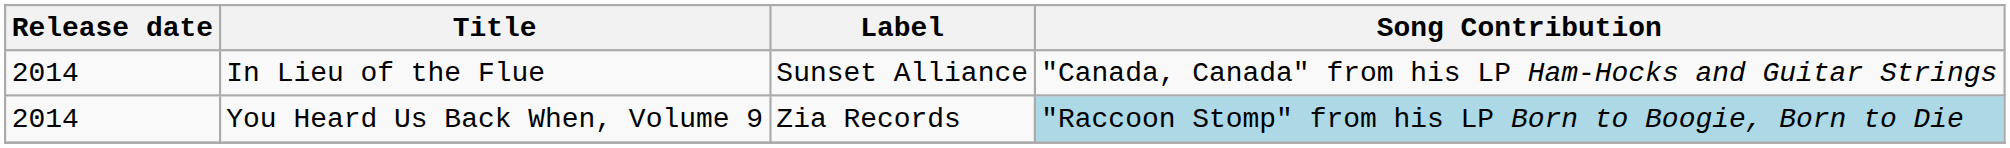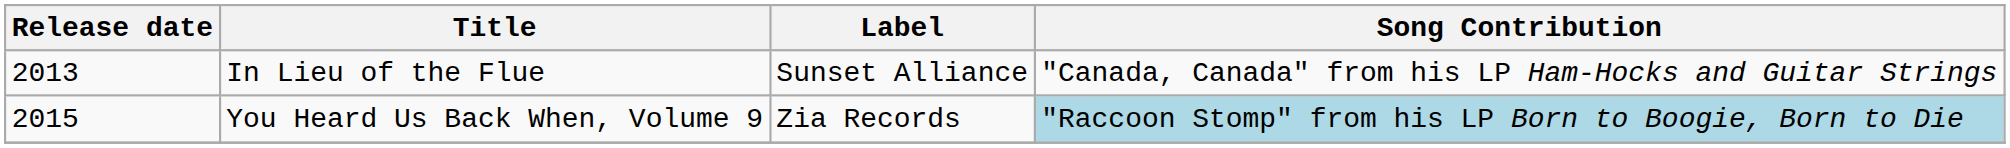(45, 73) 2014 -> (45, 73) 2013
(45, 119) 2014 -> (45, 119) 2015
